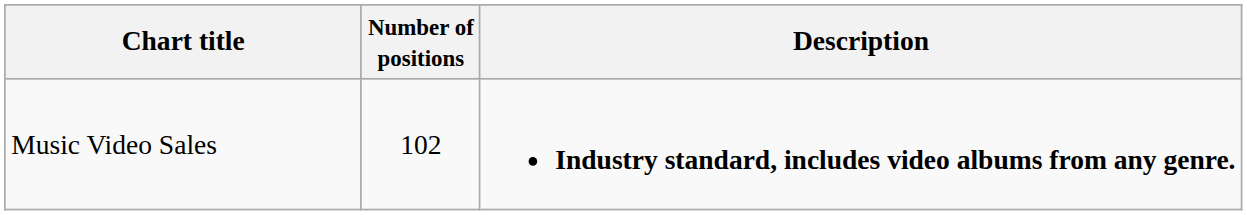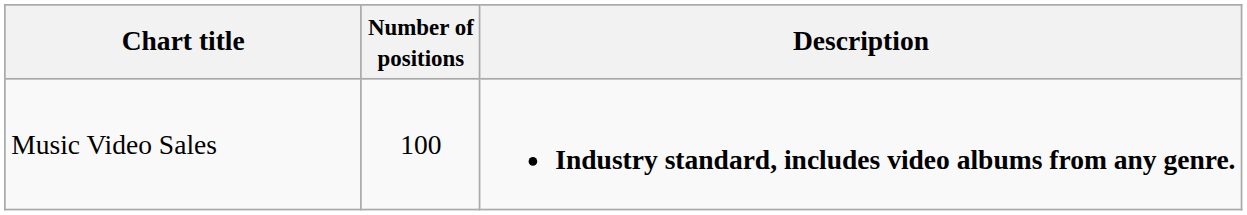(421, 143) 102 -> (421, 143) 100
